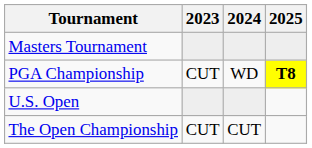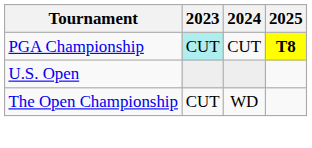- row: (78, 46)
(203, 74) no background -> (203, 46) paleturquoise background
(244, 74) WD -> (244, 46) CUT
(244, 129) CUT -> (244, 102) WD
